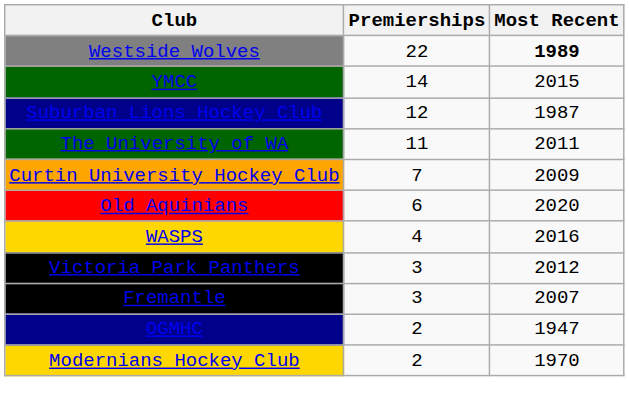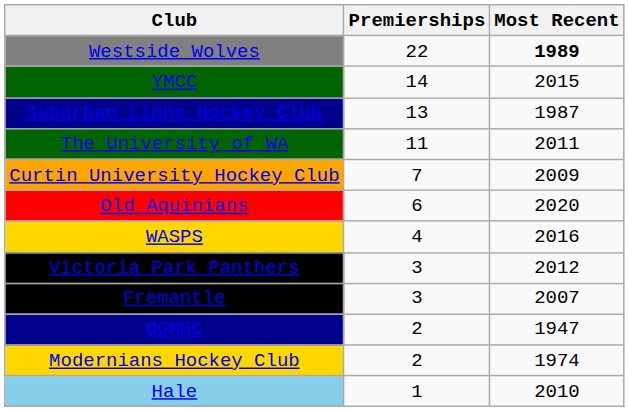(417, 113) 12 -> (417, 113) 13
(557, 360) 1970 -> (557, 360) 1974
+ row: (174, 391)
